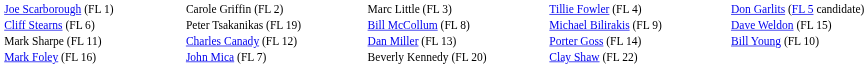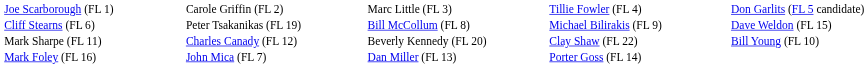(412, 41) Dan Miller (FL 13) -> (427, 41) Beverly Kennedy (FL 20)
(595, 41) Porter Goss (FL 14) -> (593, 41) Clay Shaw (FL 22)
(427, 57) Beverly Kennedy (FL 20) -> (412, 57) Dan Miller (FL 13)
(593, 57) Clay Shaw (FL 22) -> (595, 57) Porter Goss (FL 14)
